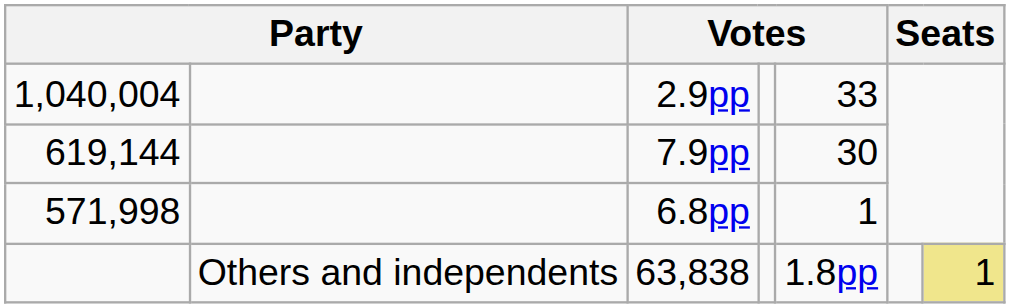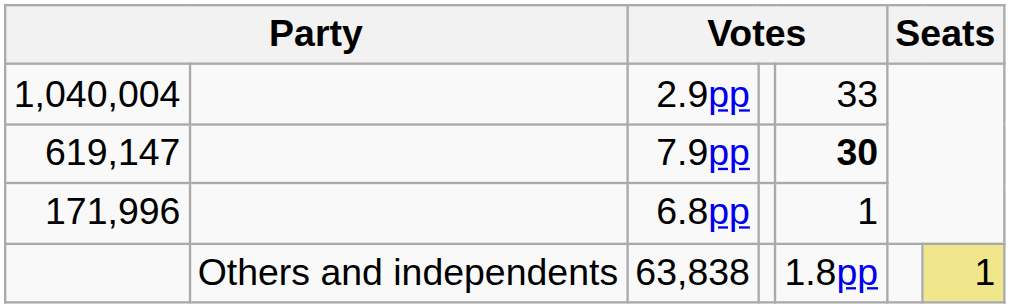(113, 152) 619,144 -> (113, 152) 619,147
(857, 152) normal -> (857, 152) bold
(113, 212) 571,998 -> (113, 212) 171,996
